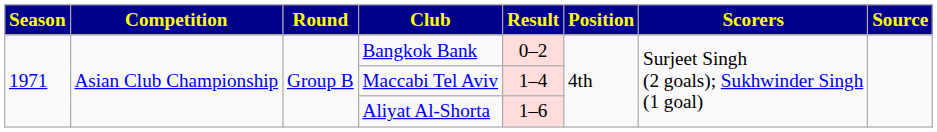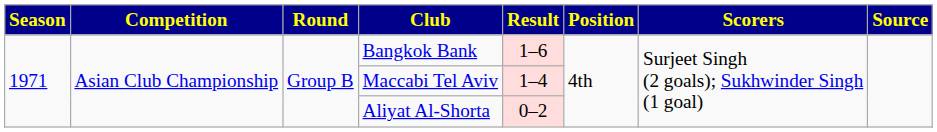(533, 50) 0–2 -> (533, 50) 1–6
(533, 111) 1–6 -> (533, 111) 0–2
